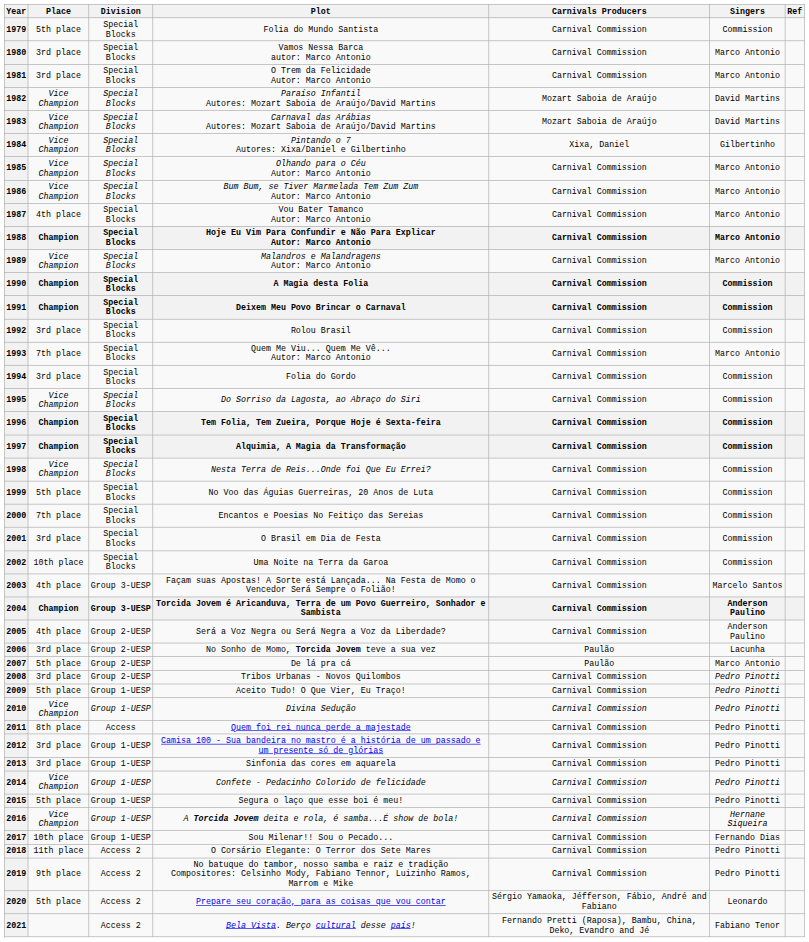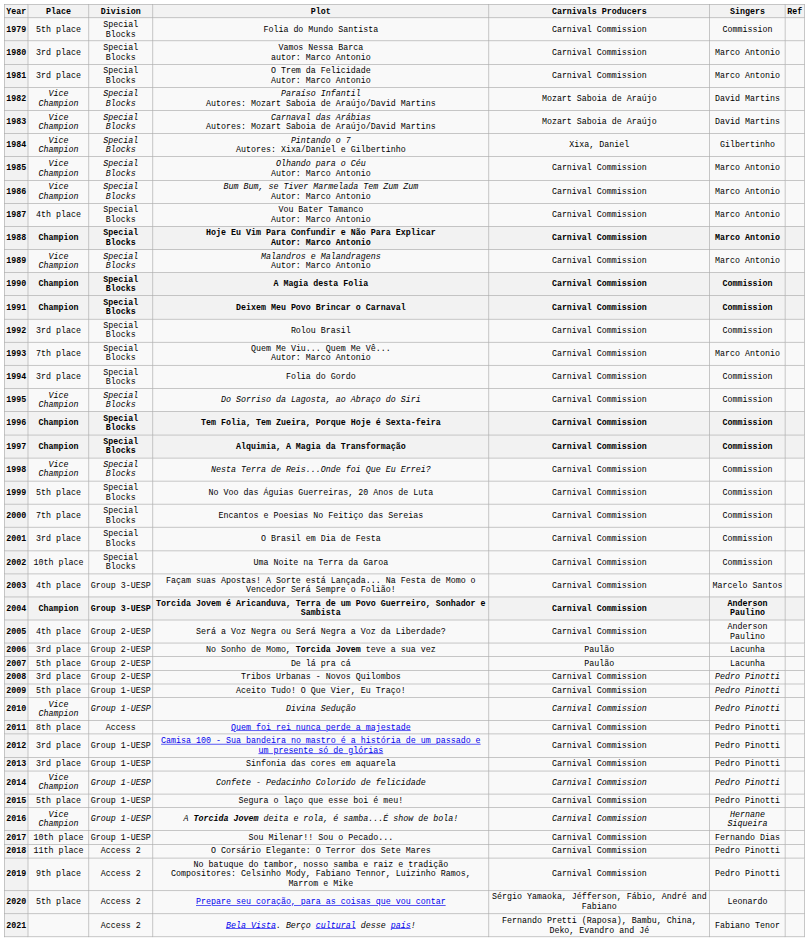(748, 664) Marco Antonio -> (748, 664) Lacunha
